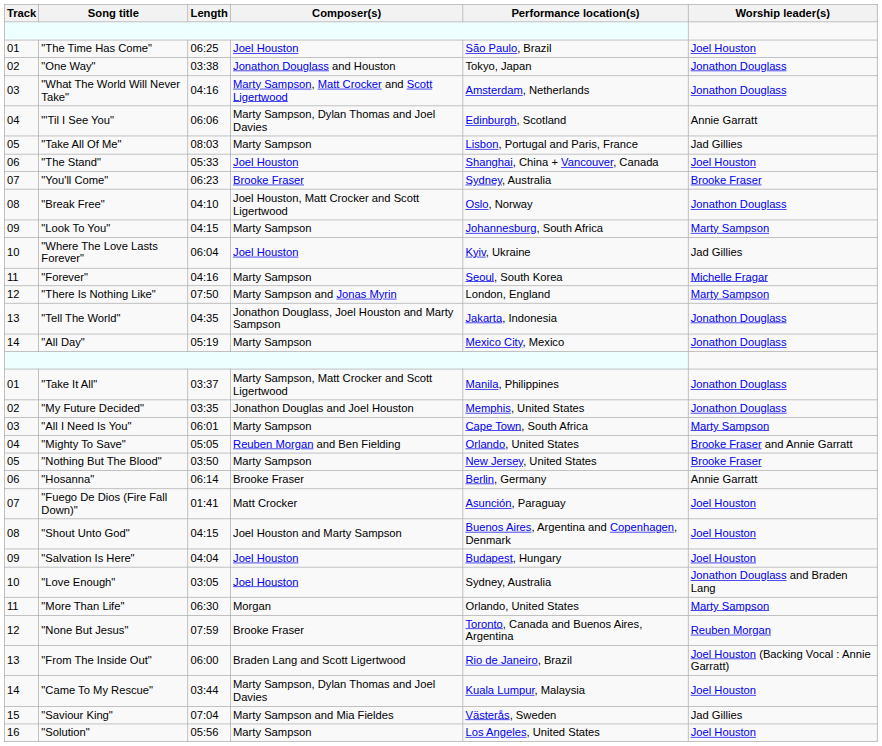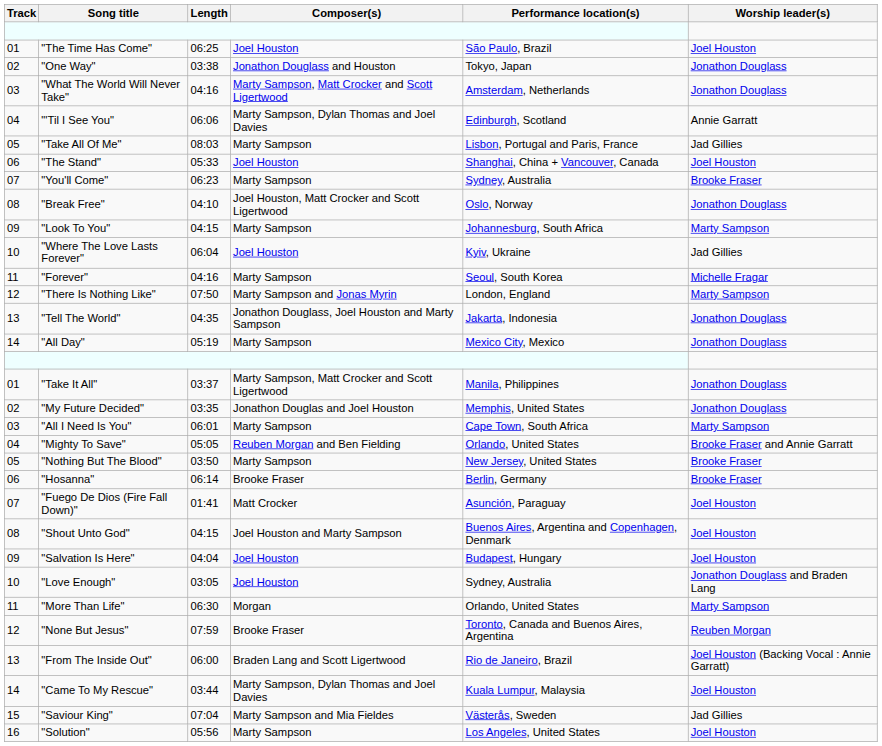(269, 180) Brooke Fraser -> (272, 180) Marty Sampson
(724, 479) Annie Garratt -> (726, 479) Brooke Fraser
